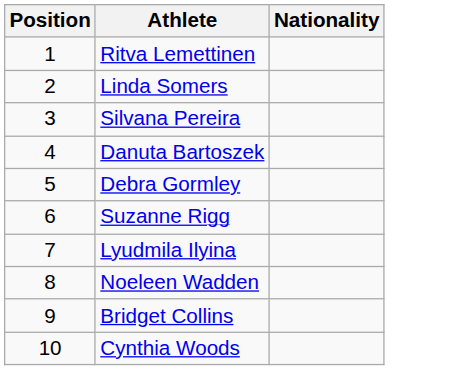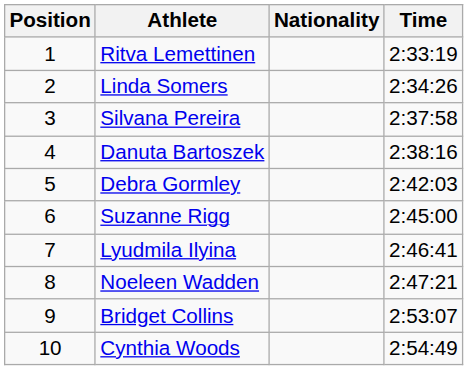+ column: (423, 20)
